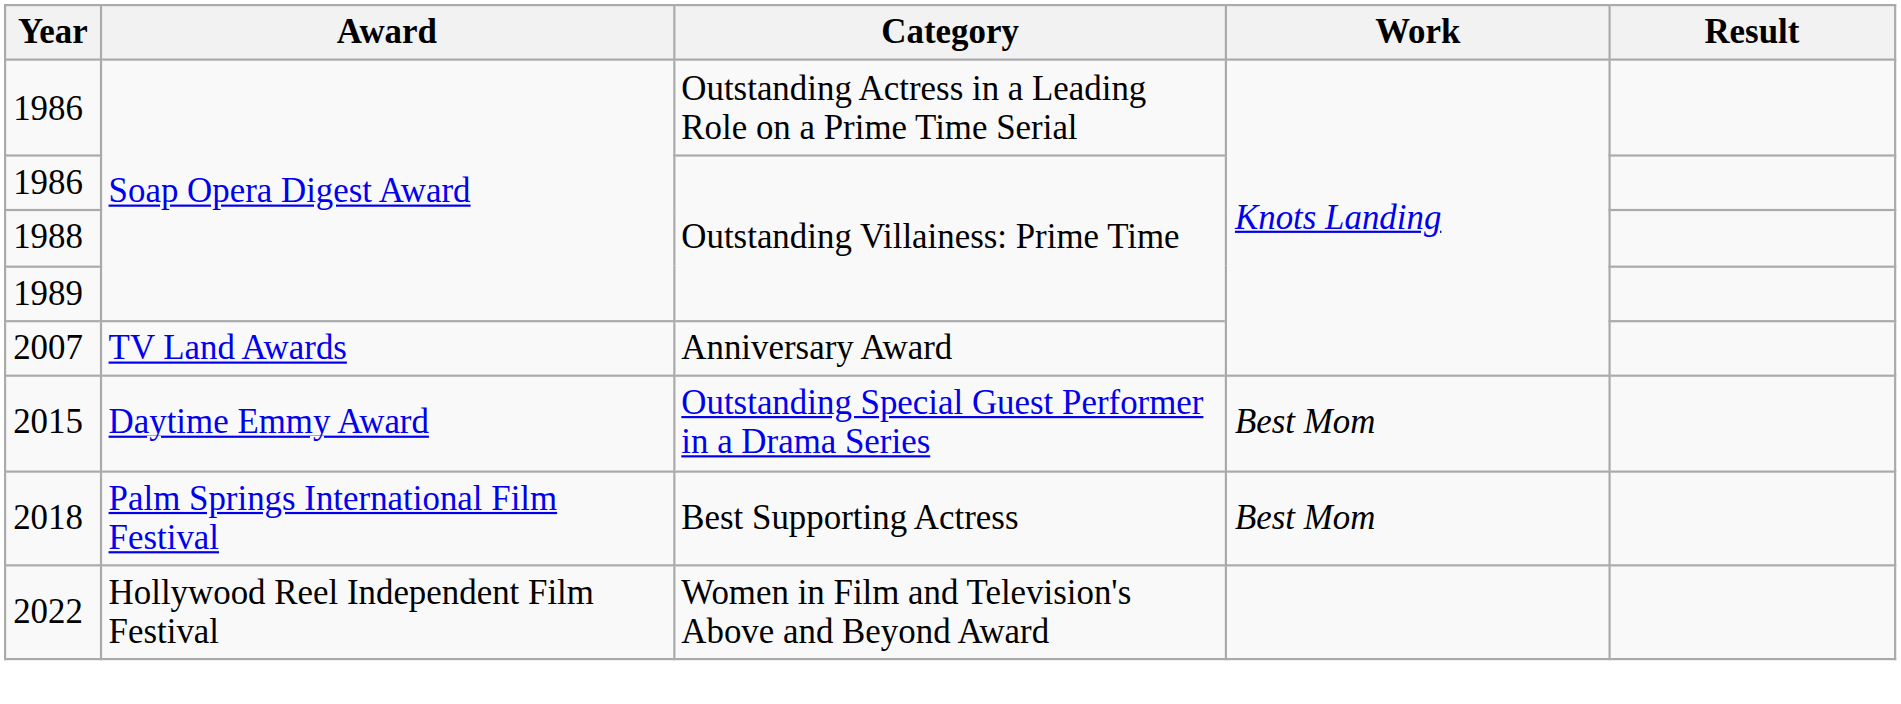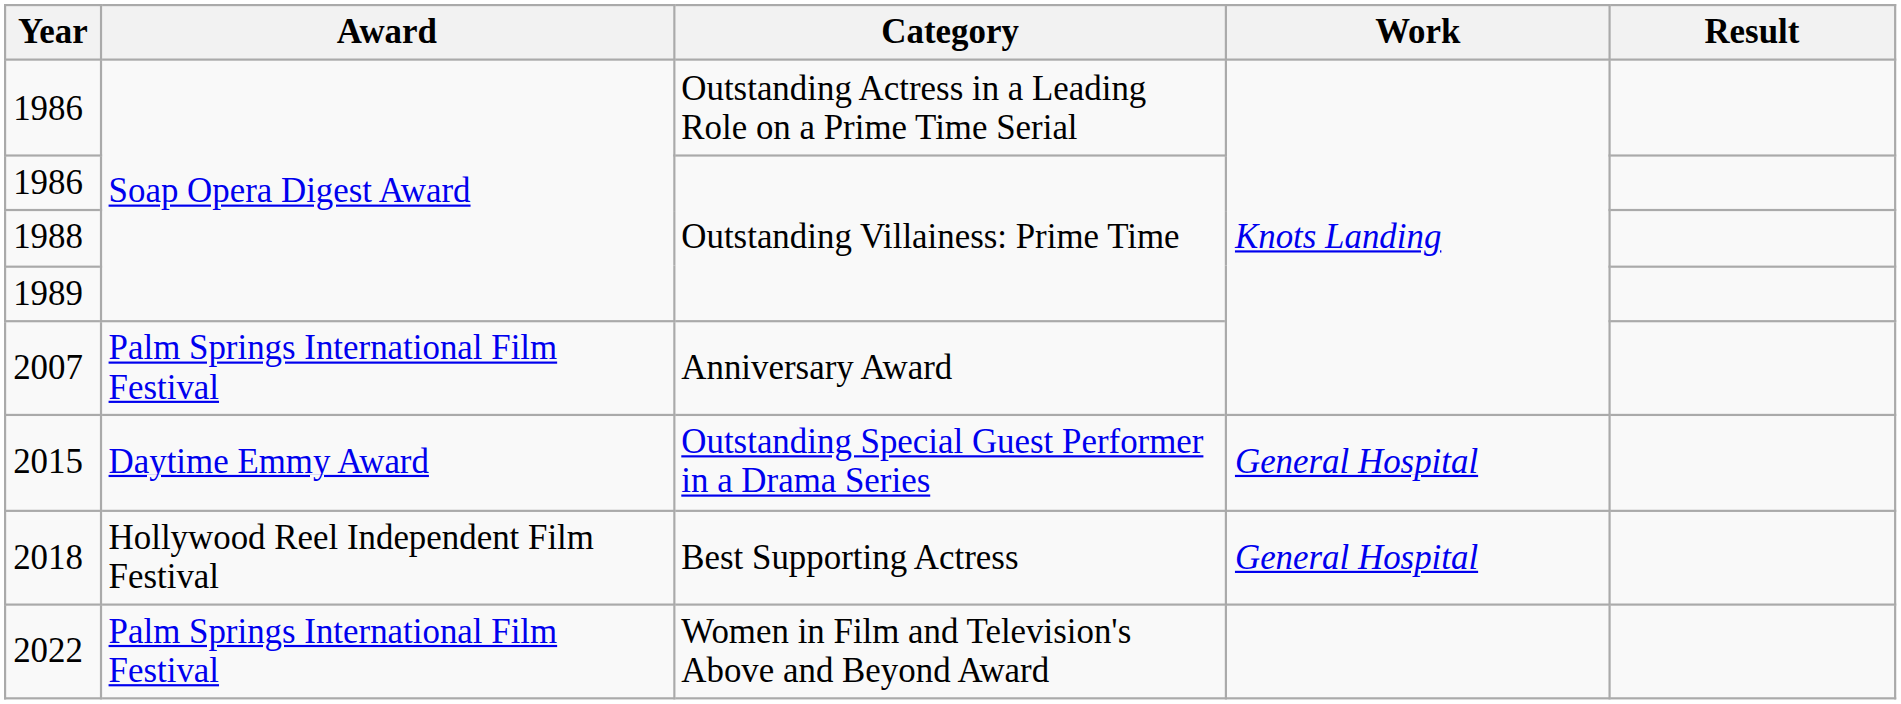(228, 347) TV Land Awards -> (333, 367) Palm Springs International Film Festival
(1305, 422) Best Mom -> (1357, 462) General Hospital
(333, 517) Palm Springs International Film Festival -> (351, 556) Hollywood Reel Independent Film Festival
(1305, 517) Best Mom -> (1357, 556) General Hospital
(351, 612) Hollywood Reel Independent Film Festival -> (333, 651) Palm Springs International Film Festival
